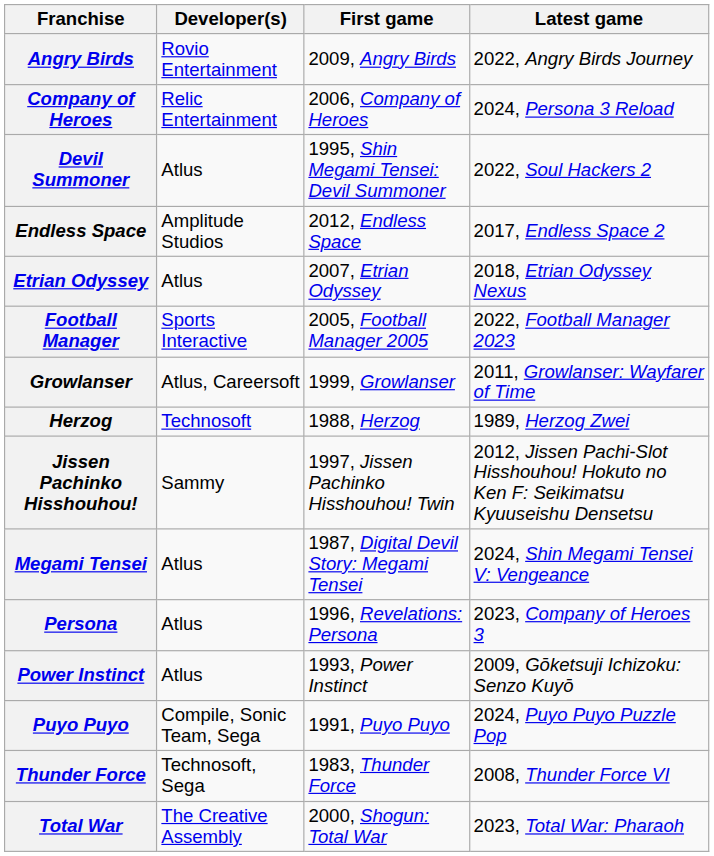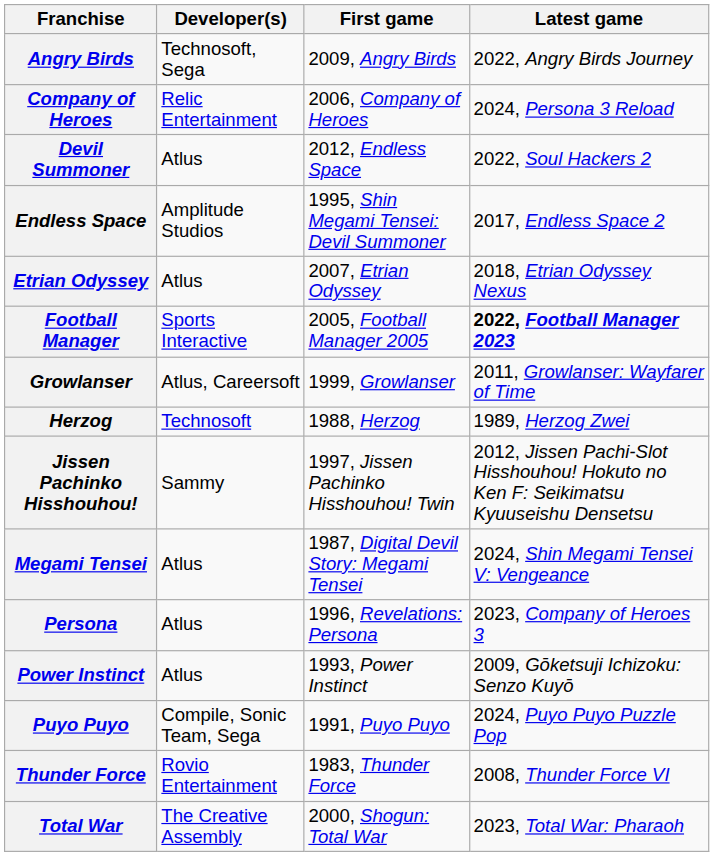(219, 59) Rovio Entertainment -> (209, 59) Technosoft, Sega
(377, 170) 1995, Shin Megami Tensei: Devil Summoner -> (367, 159) 2012, Endless Space
(367, 230) 2012, Endless Space -> (377, 220) 1995, Shin Megami Tensei: Devil Summoner
(572, 331) normal -> (576, 331) bold
(209, 775) Technosoft, Sega -> (219, 775) Rovio Entertainment
